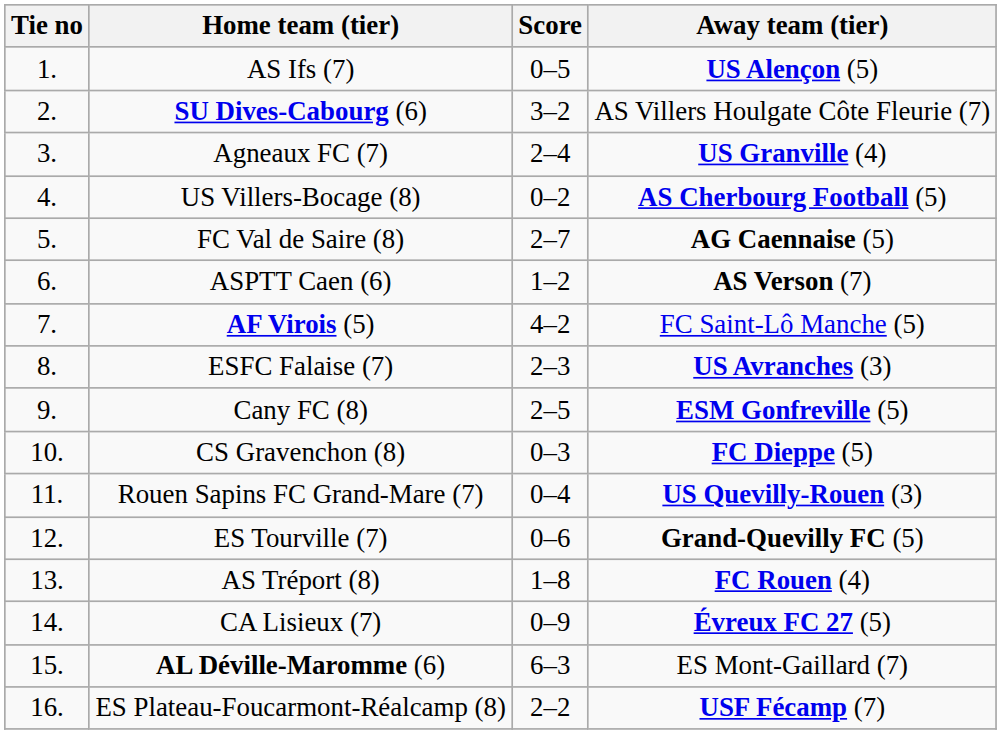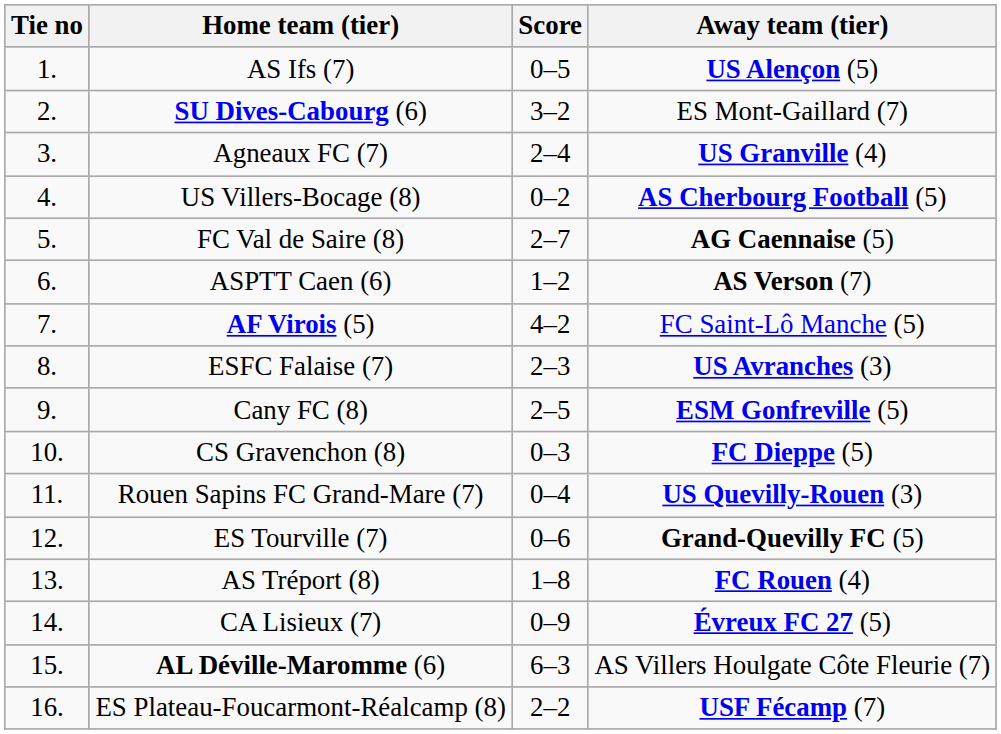(792, 111) AS Villers Houlgate Côte Fleurie (7) -> (792, 111) ES Mont-Gaillard (7)
(792, 665) ES Mont-Gaillard (7) -> (792, 665) AS Villers Houlgate Côte Fleurie (7)
